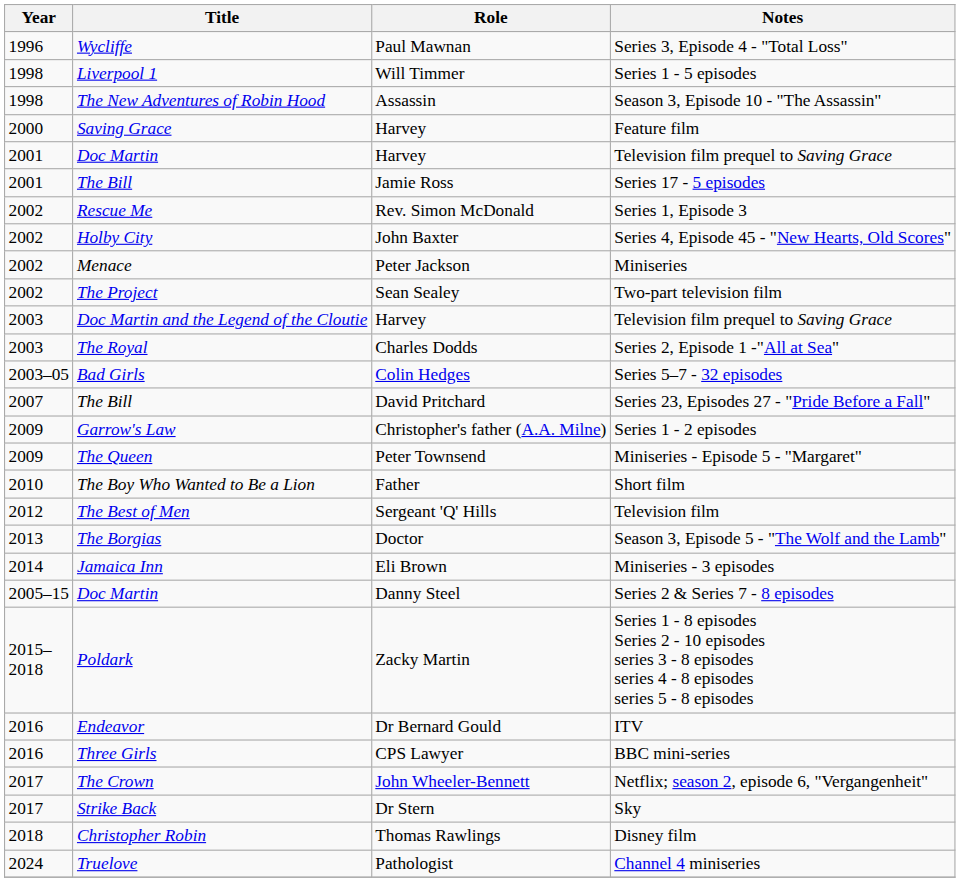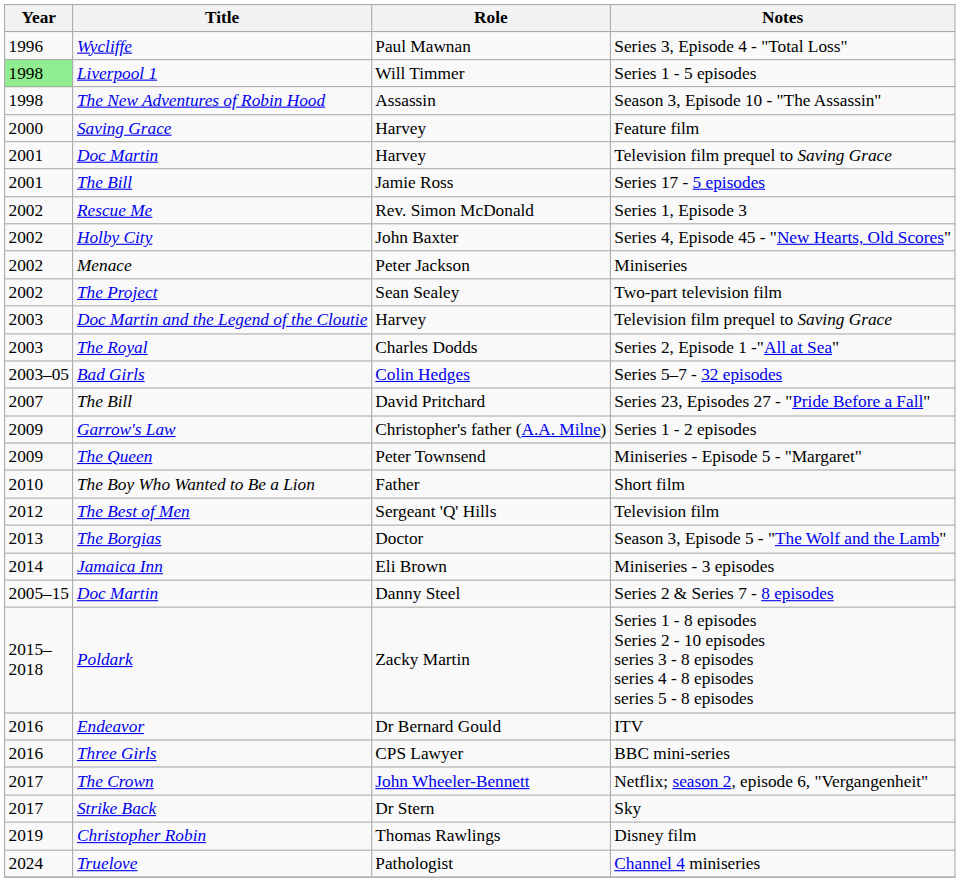(26, 73) no background -> (26, 73) lightgreen background
(26, 835) 2018 -> (26, 835) 2019
